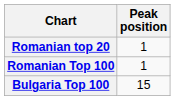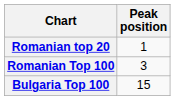(144, 66) 1 -> (144, 66) 3
